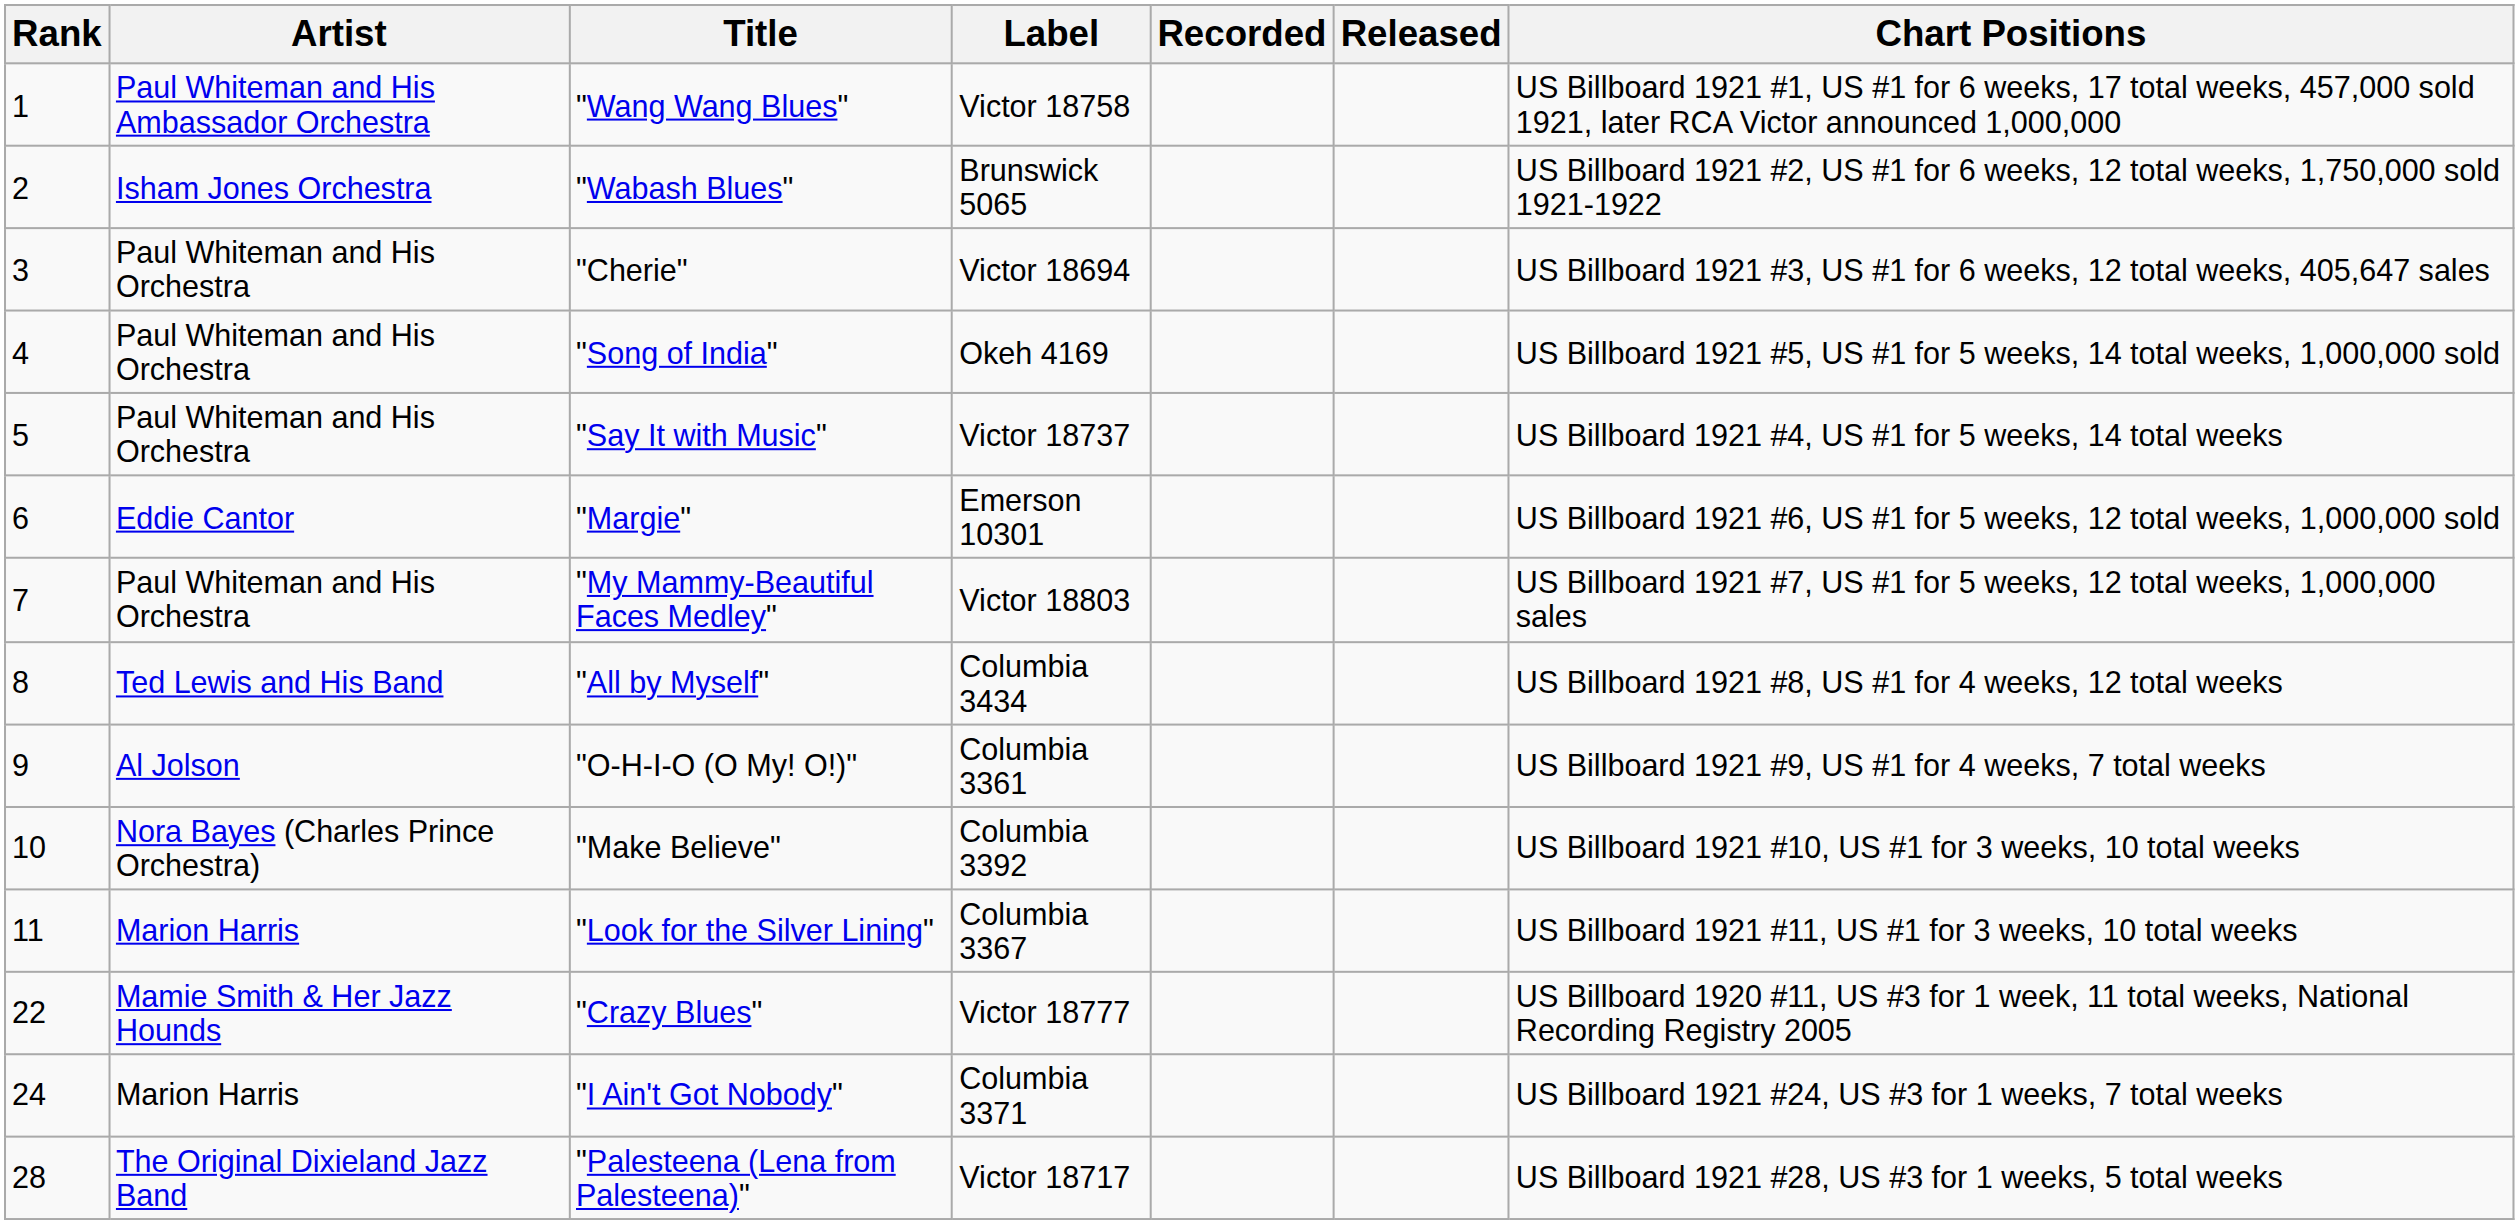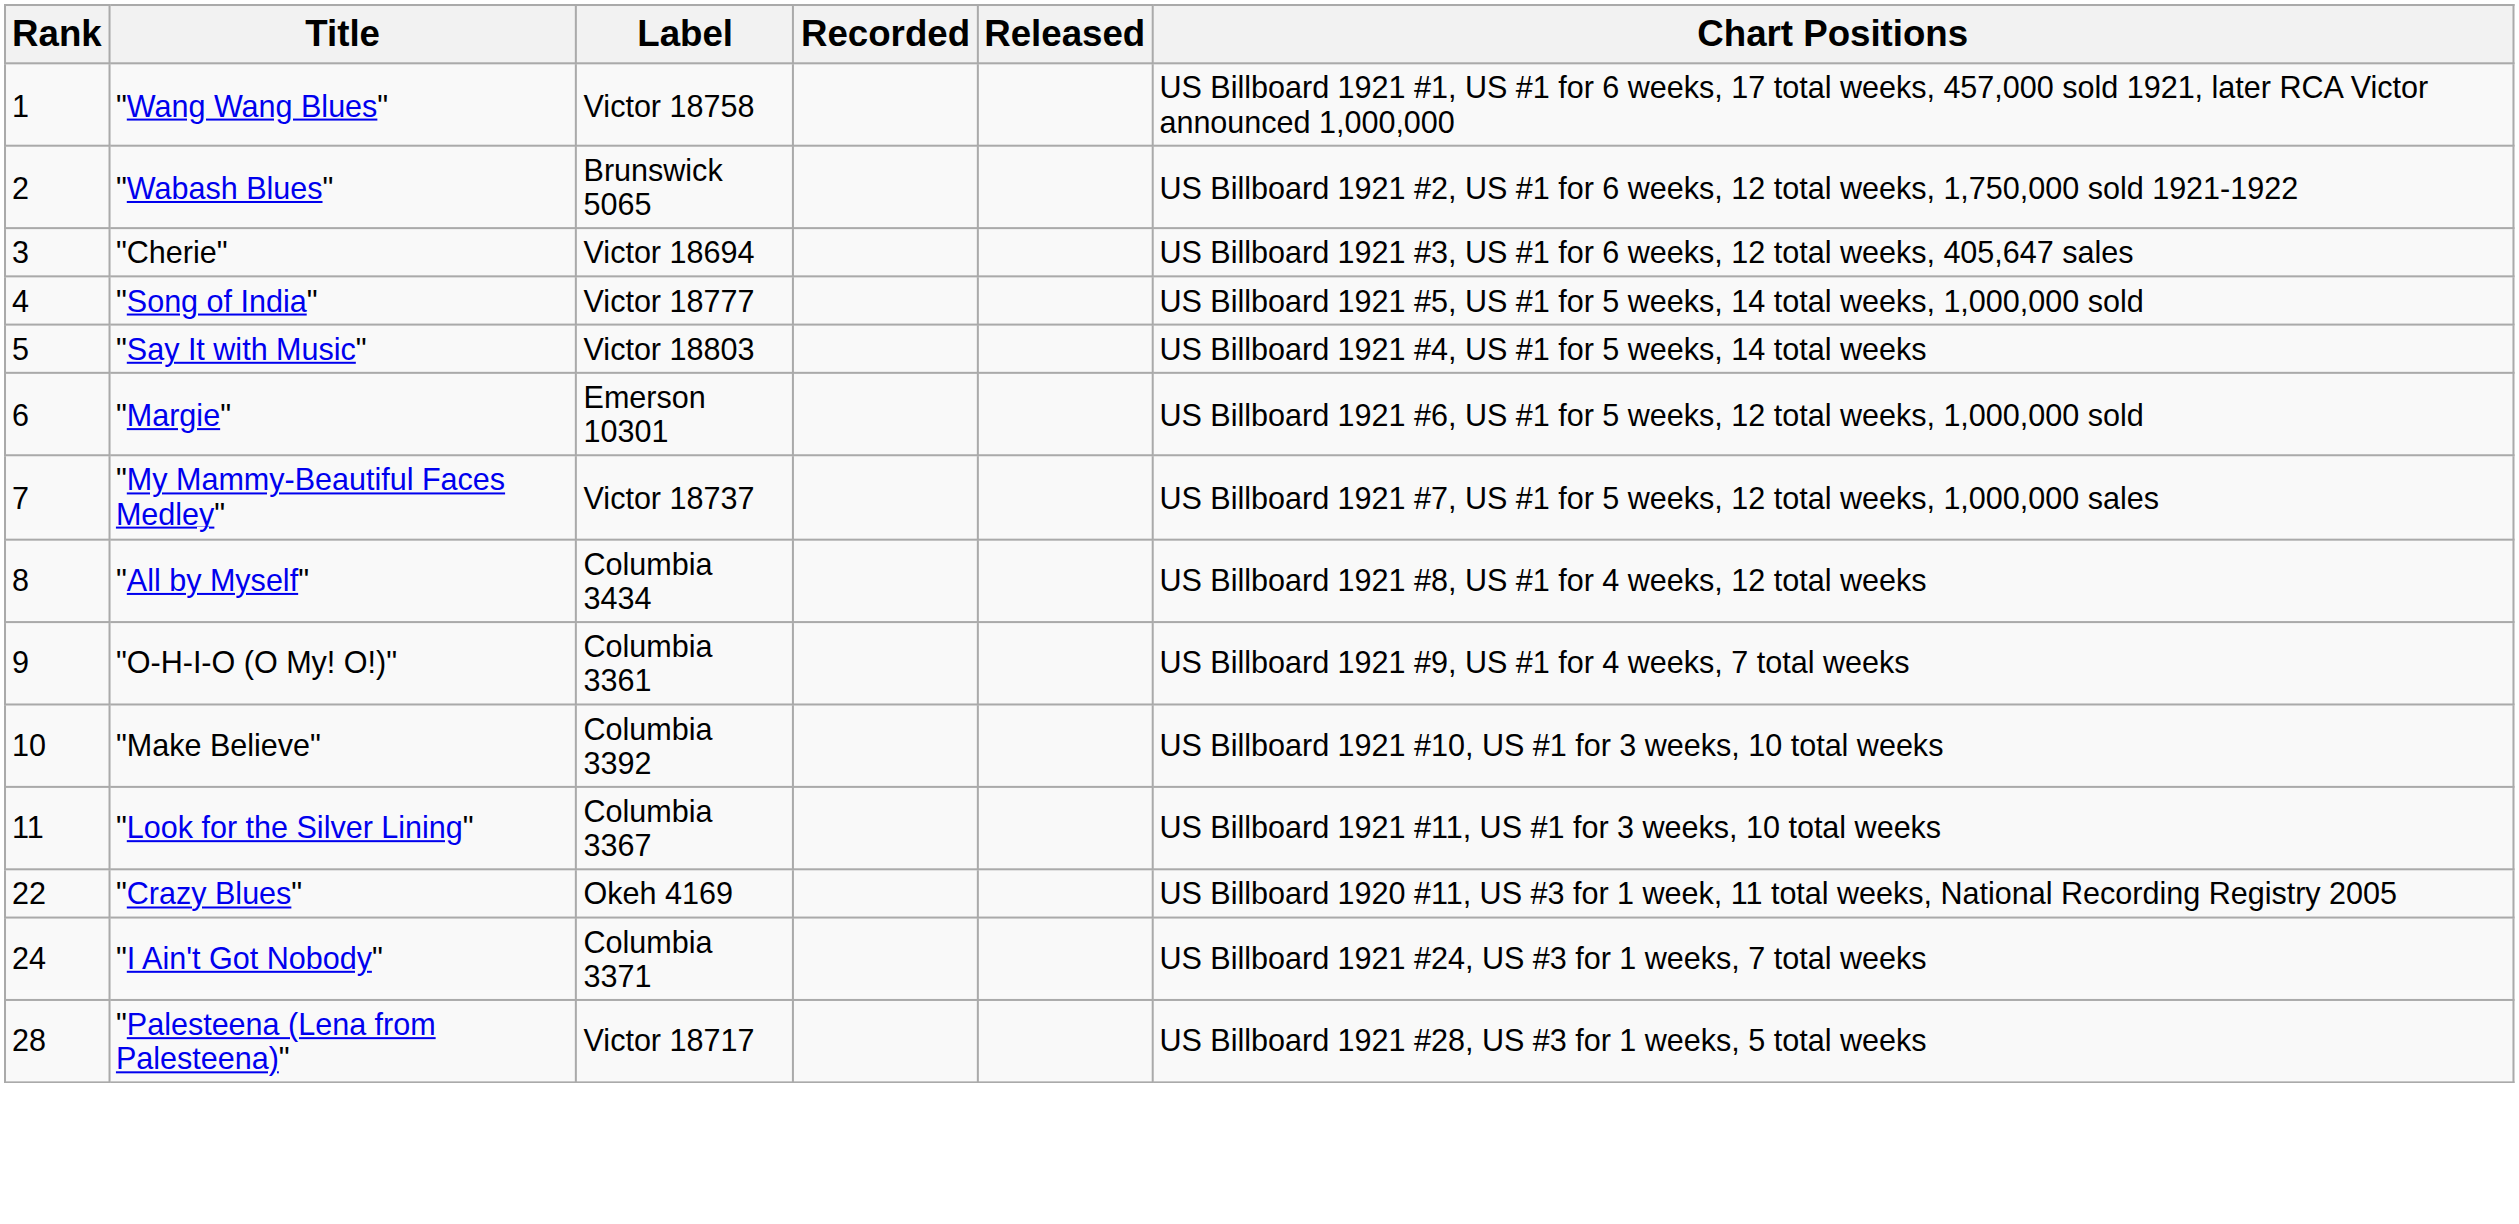- column: (339, 33)
(1034, 352) Okeh 4169 -> (669, 301) Victor 18777
(1045, 435) Victor 18737 -> (669, 350) Victor 18803
(1045, 600) Victor 18803 -> (669, 498) Victor 18737
(1045, 1013) Victor 18777 -> (658, 893) Okeh 4169
